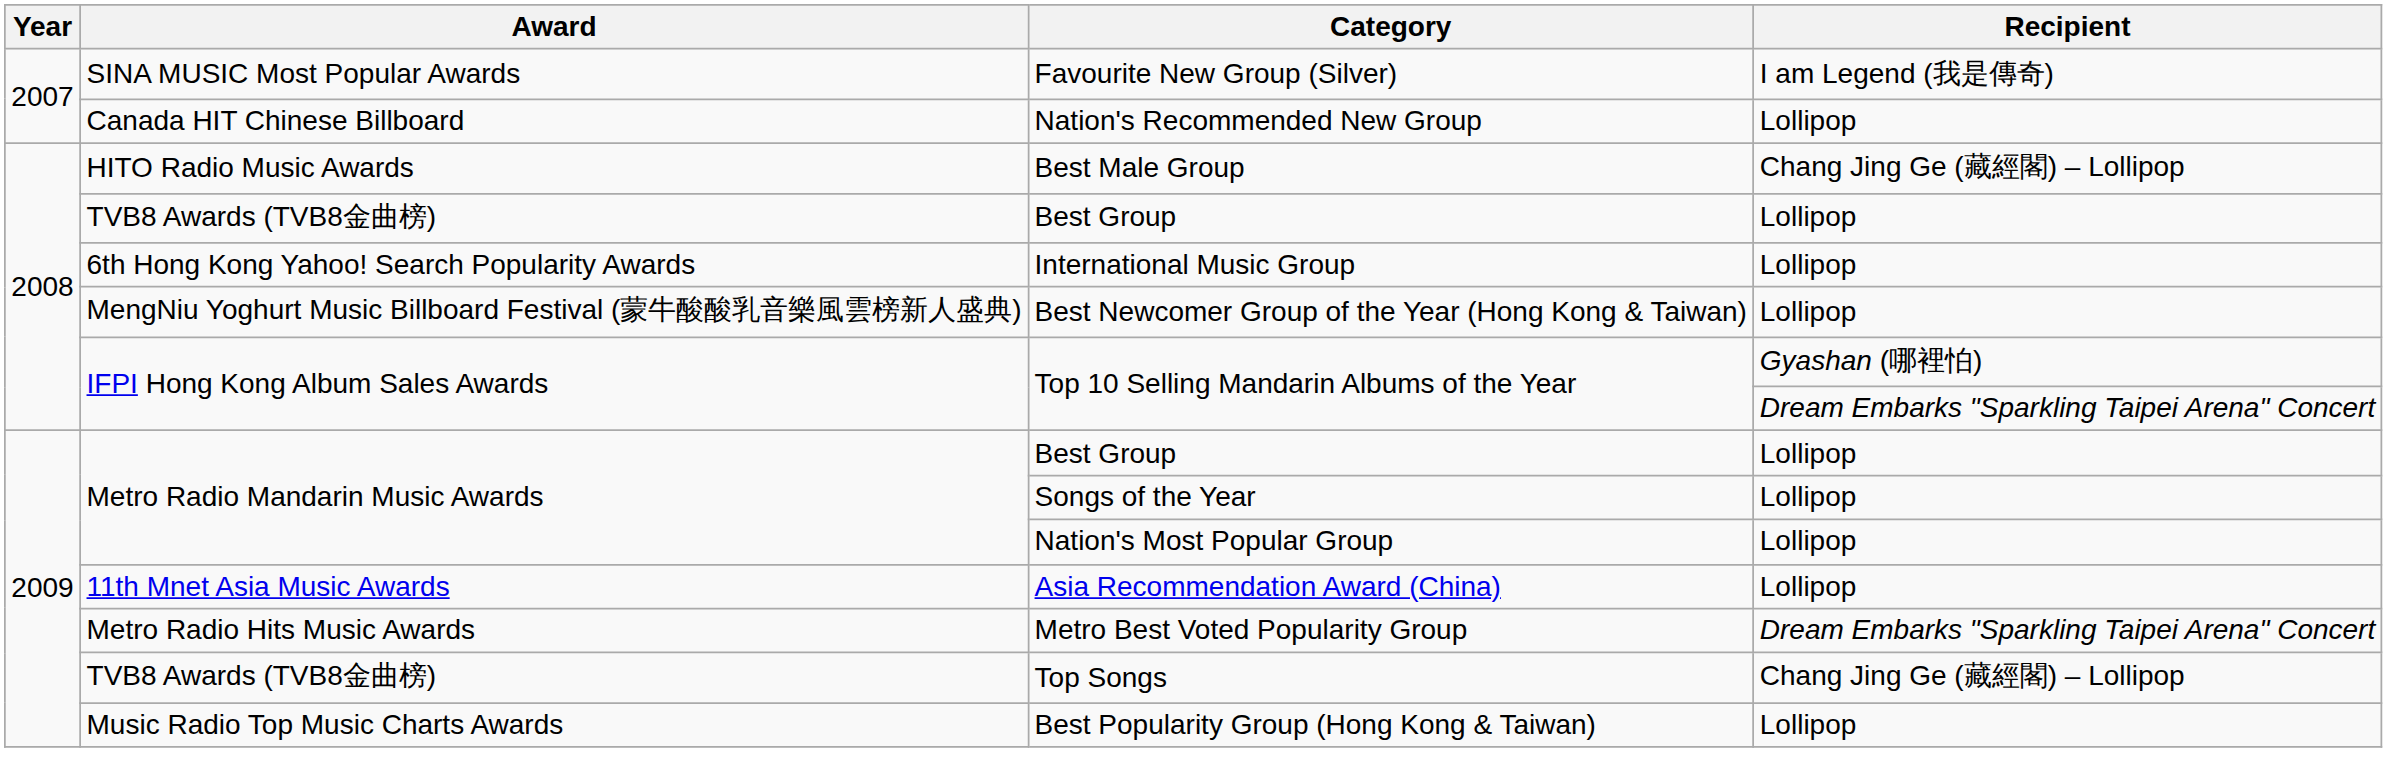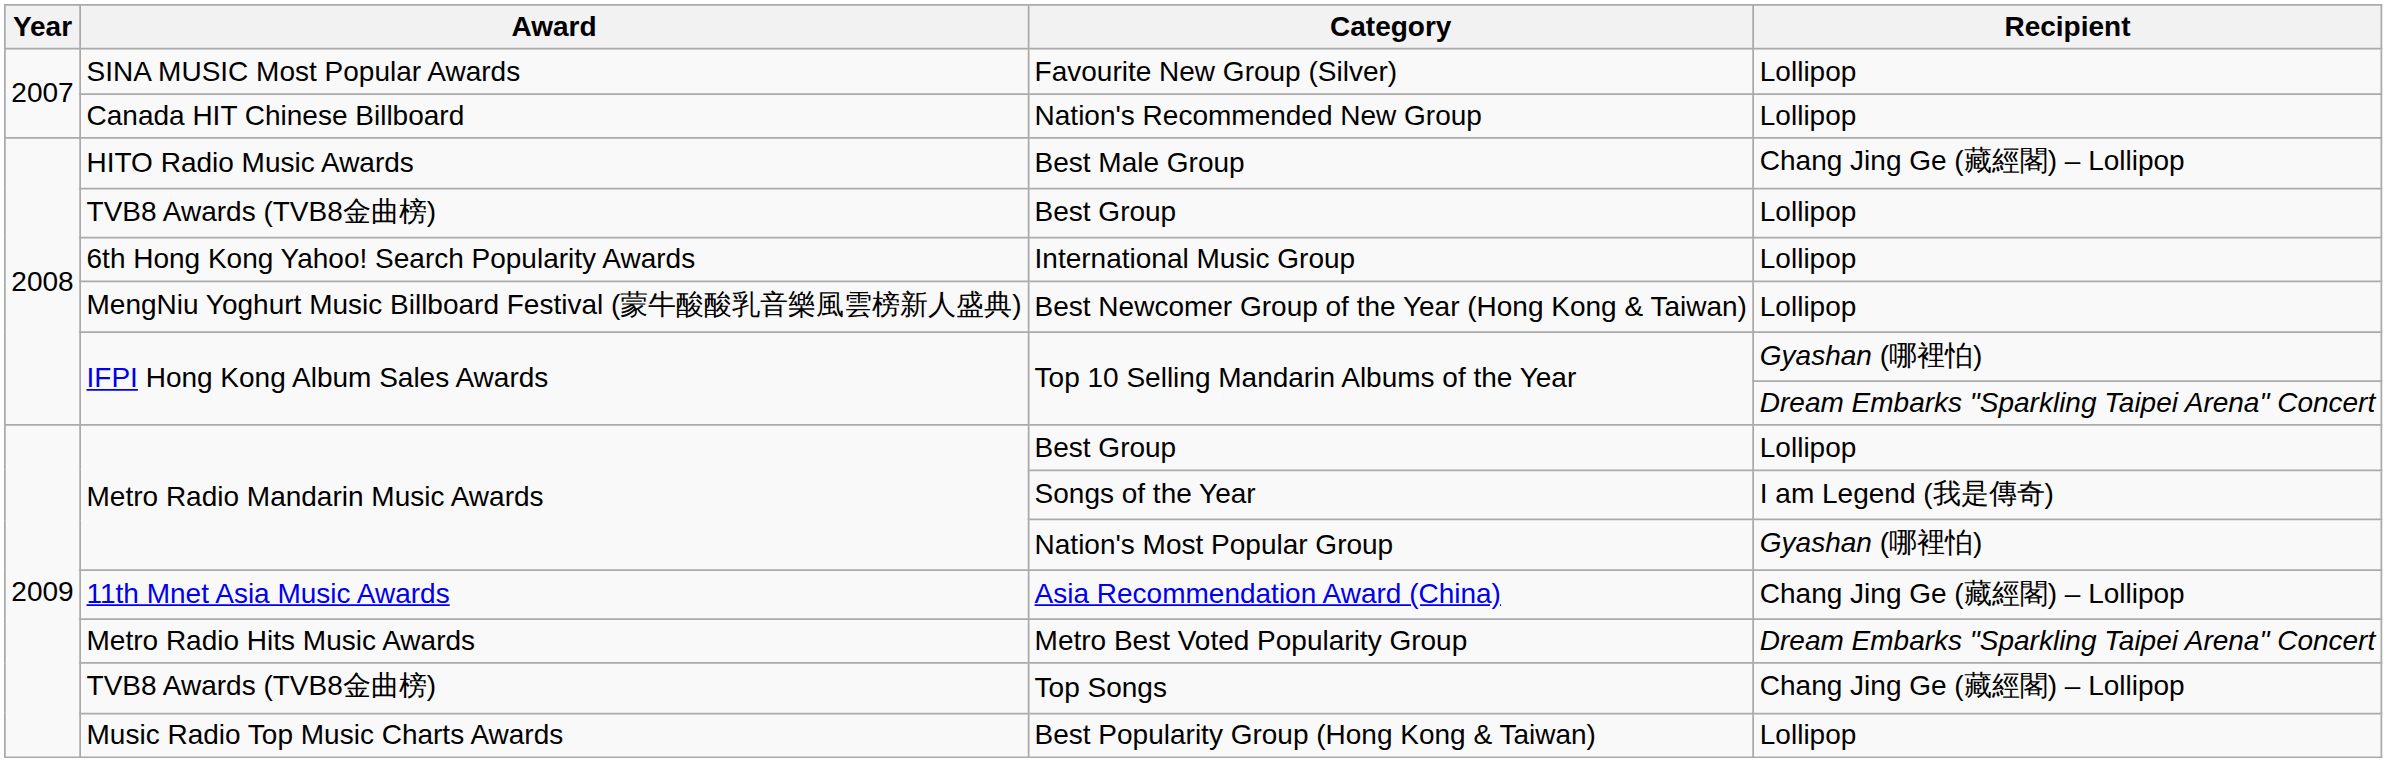(1907, 72) I am Legend (我是傳奇) -> (1808, 71) Lollipop
(1808, 497) Lollipop -> (1907, 493) I am Legend (我是傳奇)
(1808, 541) Lollipop -> (1871, 543) Gyashan (哪裡怕)
(1808, 585) Lollipop -> (1972, 592) Chang Jing Ge (藏經閣) – Lollipop
